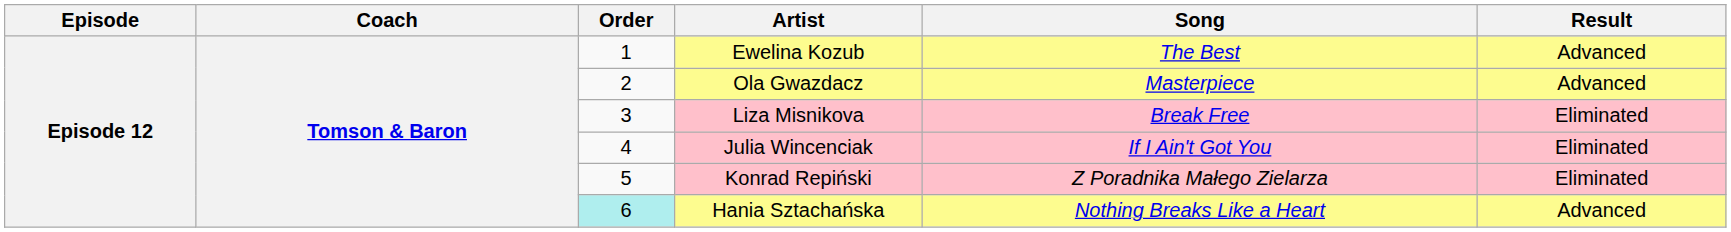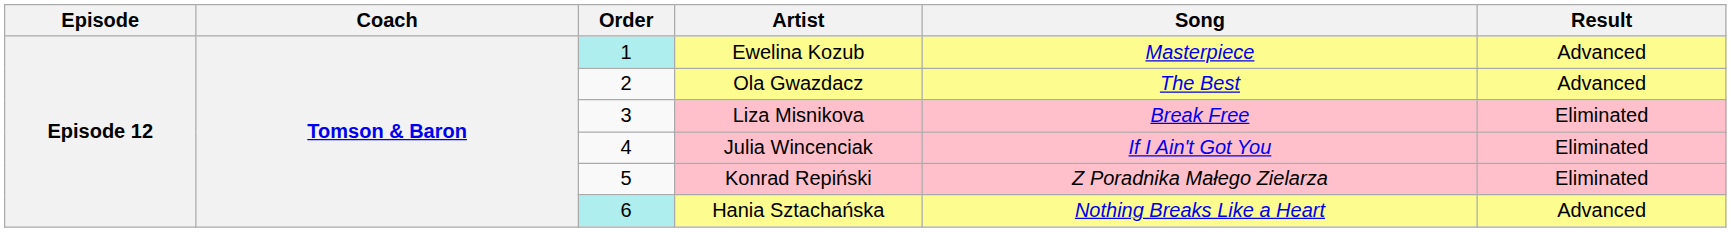(626, 52) no background -> (626, 52) paleturquoise background
(1200, 52) The Best -> (1200, 52) Masterpiece
(1200, 83) Masterpiece -> (1200, 83) The Best
